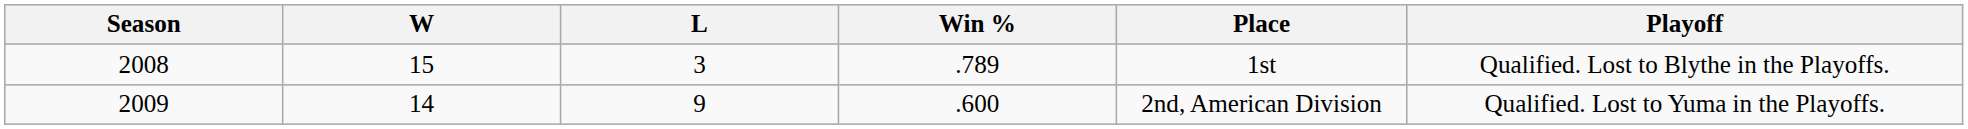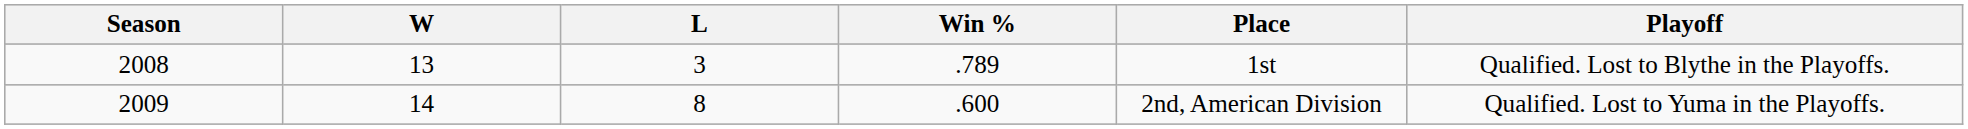(422, 64) 15 -> (422, 64) 13
(699, 104) 9 -> (699, 104) 8
